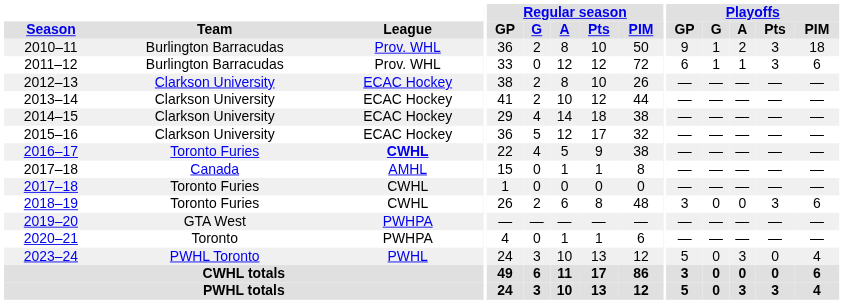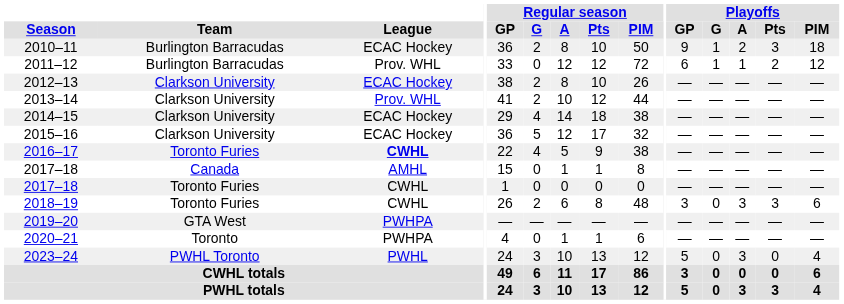(408, 47) Prov. WHL -> (408, 47) ECAC Hockey
(775, 64) 3 -> (775, 64) 2
(817, 64) 6 -> (817, 64) 12
(408, 99) ECAC Hockey -> (408, 99) Prov. WHL
(742, 204) 0 -> (742, 204) 3
